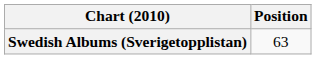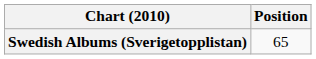(281, 41) 63 -> (281, 41) 65
